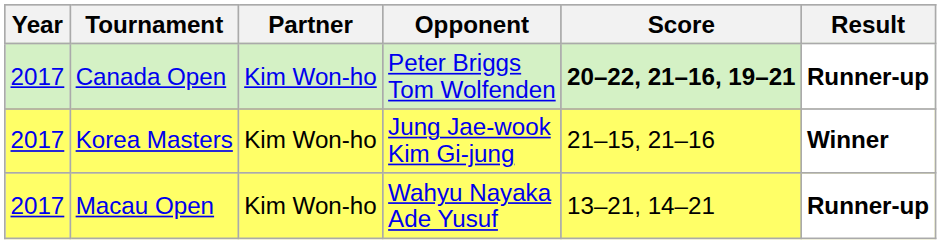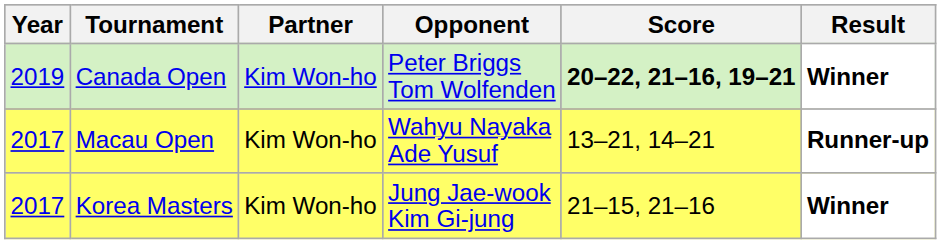(37, 76) 2017 -> (37, 76) 2019
(868, 76) Runner-up -> (848, 76) Winner
rows swapped: (145, 206) <-> (154, 141)
